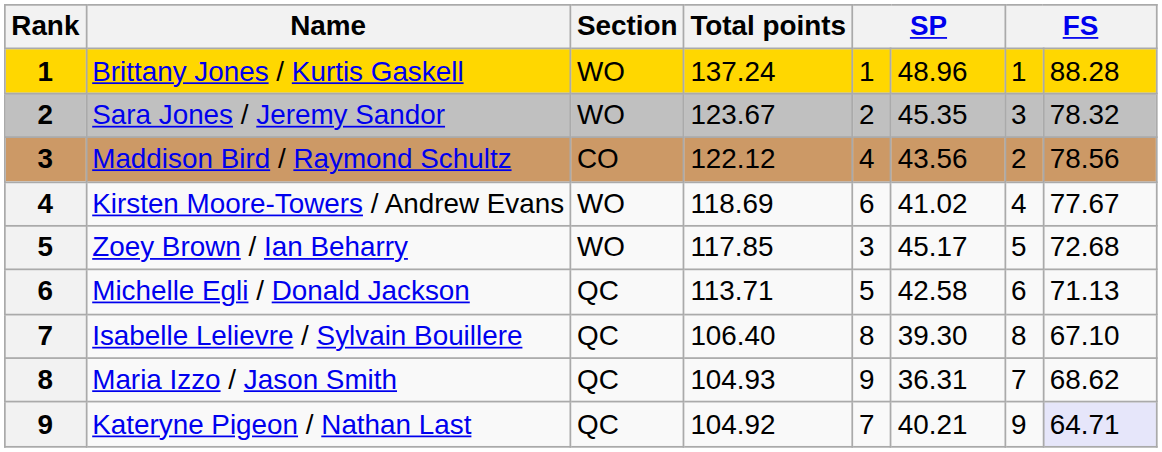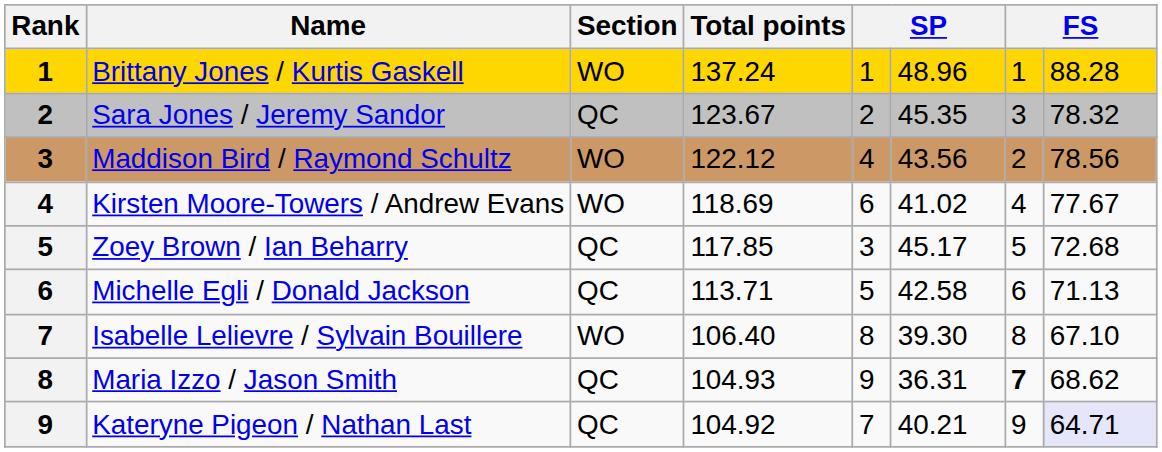(601, 114) WO -> (598, 114) QC
(598, 159) CO -> (601, 159) WO
(601, 247) WO -> (598, 247) QC
(598, 335) QC -> (601, 335) WO
(1019, 379) normal -> (1019, 379) bold
